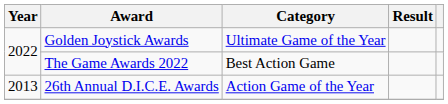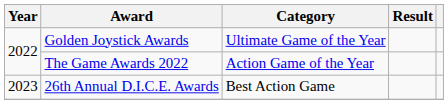(280, 63) Best Action Game -> (300, 63) Action Game of the Year
(23, 87) 2013 -> (23, 87) 2023
(300, 87) Action Game of the Year -> (280, 87) Best Action Game
